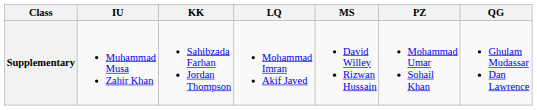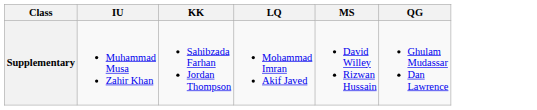- column: (420, 12)
